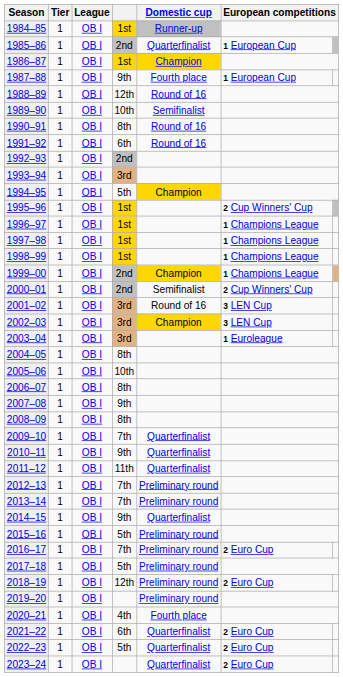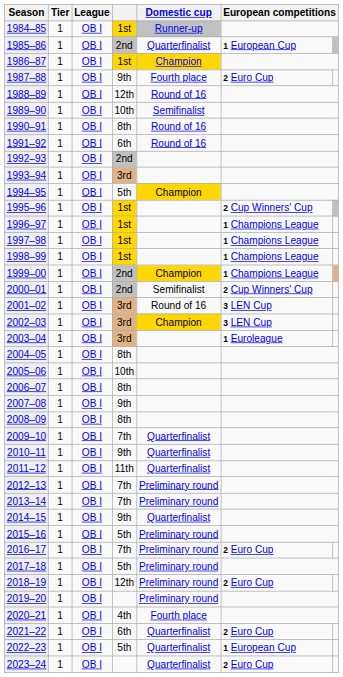(260, 78) 1 European Cup -> (248, 78) 2 Euro Cup
(248, 648) 2 Euro Cup -> (260, 648) 1 European Cup
